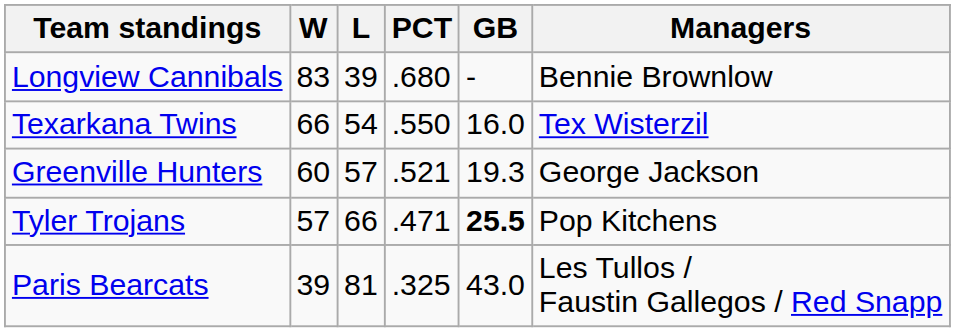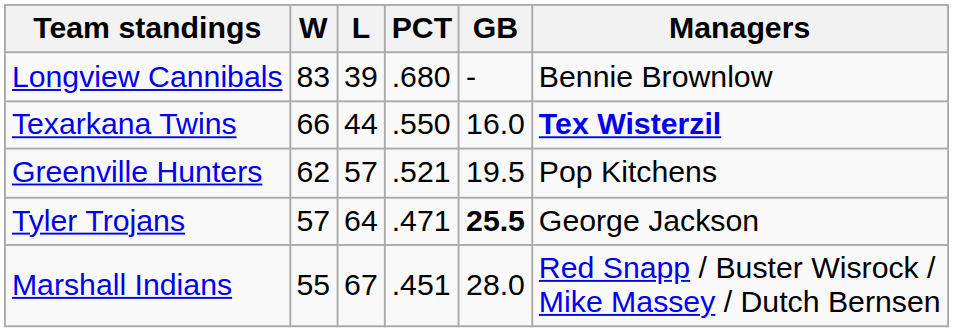(361, 124) 54 -> (361, 124) 44
(624, 124) normal -> (630, 124) bold
(313, 172) 60 -> (313, 172) 62
(496, 172) 19.3 -> (496, 172) 19.5
(649, 172) George Jackson -> (628, 172) Pop Kitchens
(361, 220) 66 -> (361, 220) 64
(628, 220) Pop Kitchens -> (649, 220) George Jackson
+ row: (122, 285)
- row: (110, 285)
